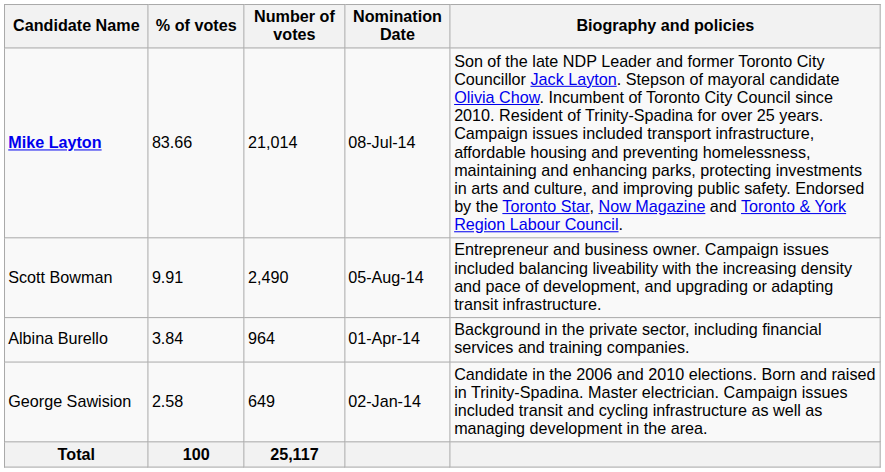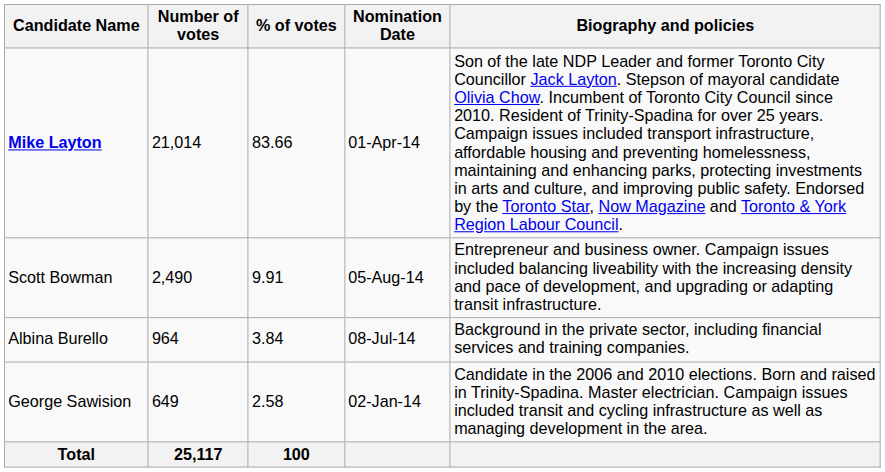columns swapped: (294, 26) <-> (196, 26)
(382, 142) 08-Jul-14 -> (384, 142) 01-Apr-14
(384, 339) 01-Apr-14 -> (382, 339) 08-Jul-14
